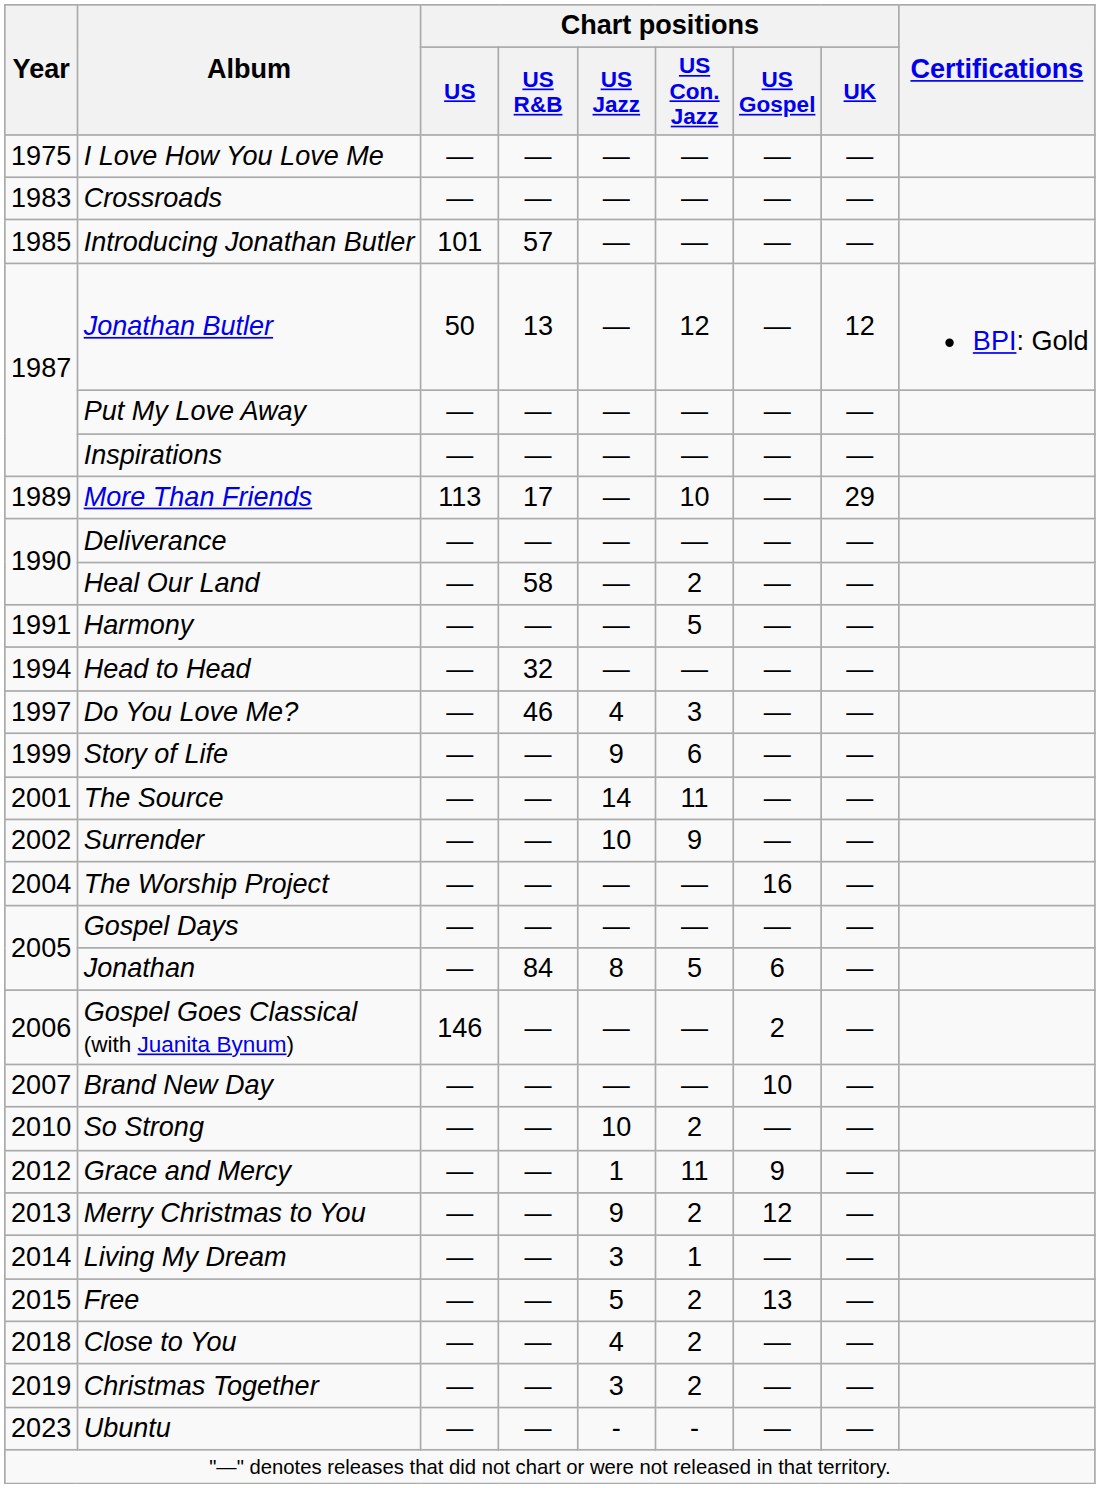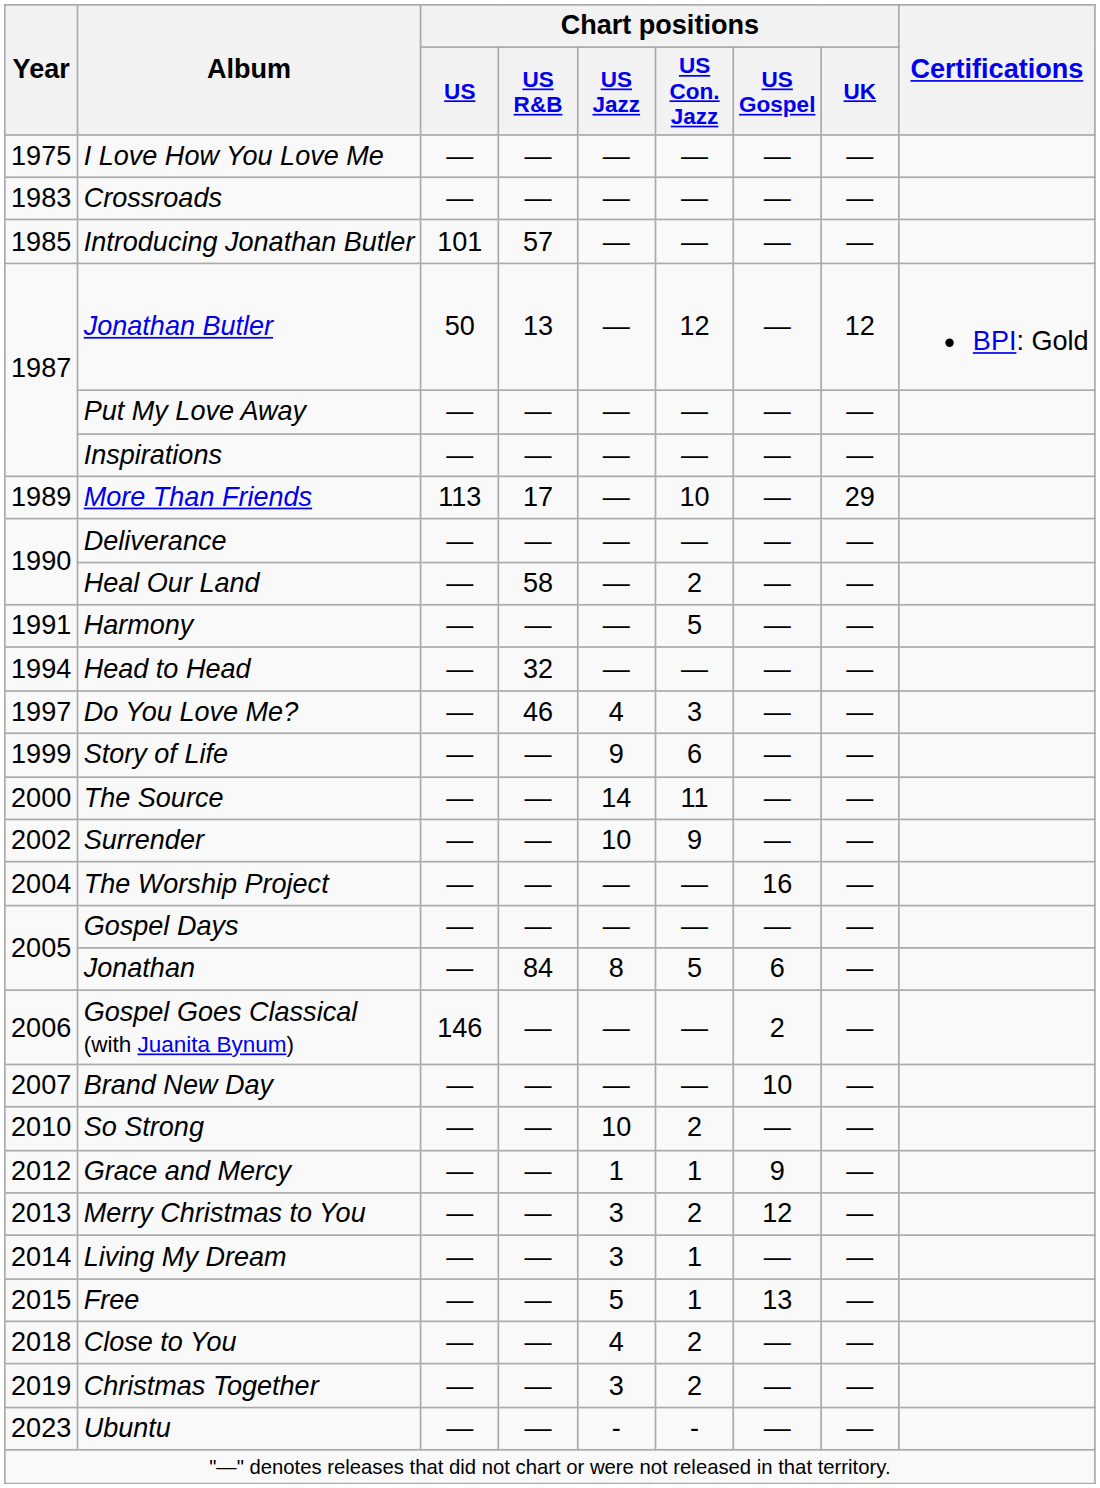(41, 797) 2001 -> (41, 797) 2000
(695, 1171) 11 -> (695, 1171) 1
(616, 1213) 9 -> (616, 1213) 3
(695, 1299) 2 -> (695, 1299) 1
